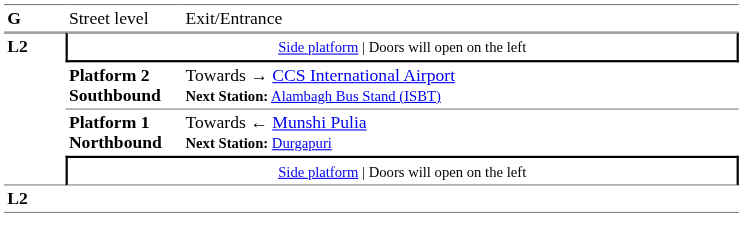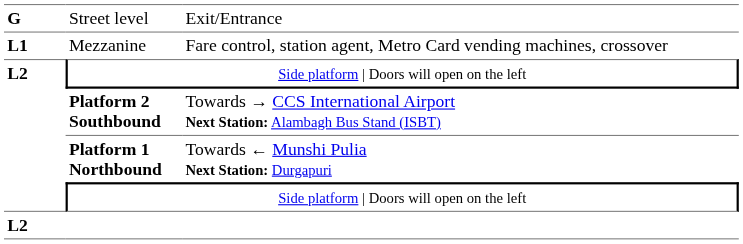+ row: (108, 45)
